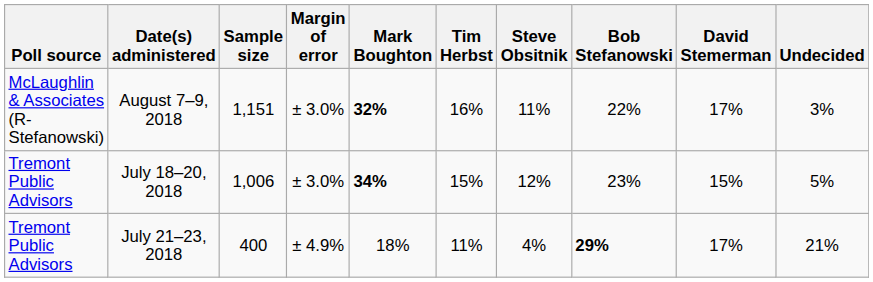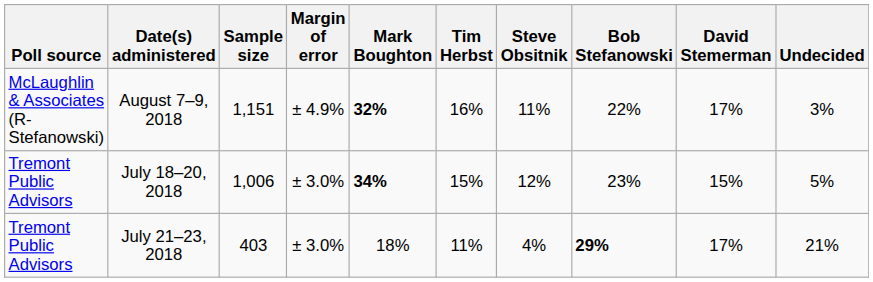(318, 110) ± 3.0% -> (318, 110) ± 4.9%
(253, 246) 400 -> (253, 246) 403
(318, 246) ± 4.9% -> (318, 246) ± 3.0%
